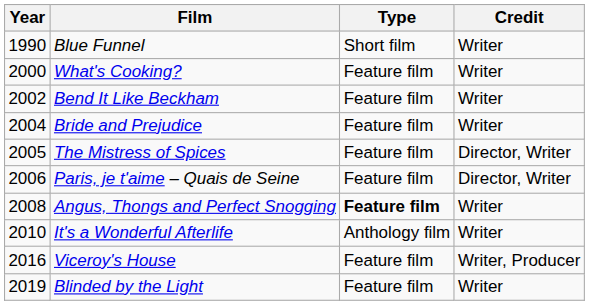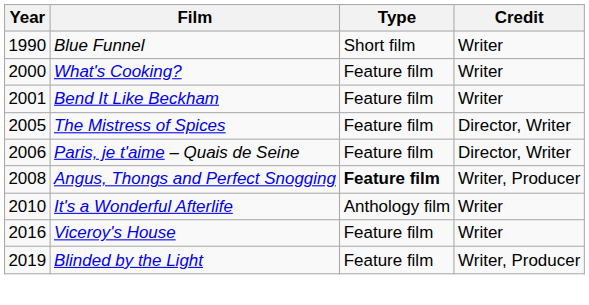(27, 98) 2002 -> (27, 98) 2001
- row: (128, 125)
(481, 206) Writer -> (519, 179) Writer, Producer
(519, 260) Writer, Producer -> (481, 233) Writer
(481, 286) Writer -> (519, 260) Writer, Producer
